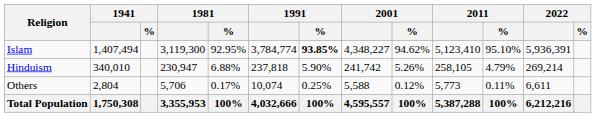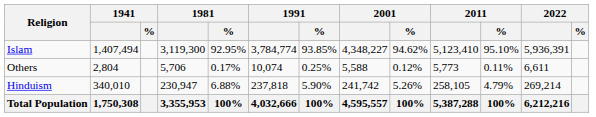(320, 49) bold -> (319, 49) normal
rows swapped: (29, 67) <-> (22, 85)
